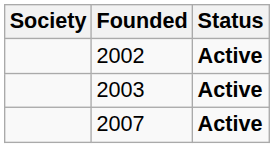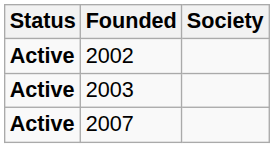columns swapped: (48, 21) <-> (231, 21)
